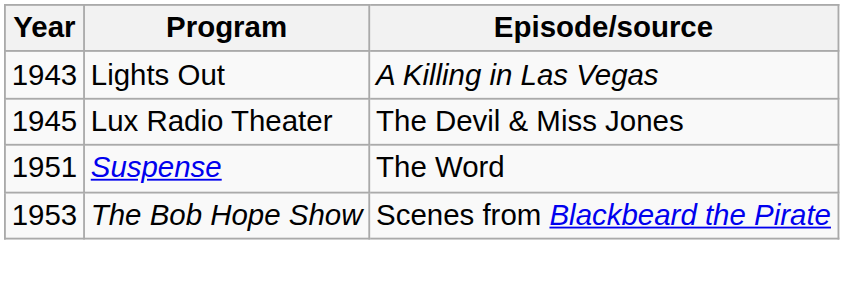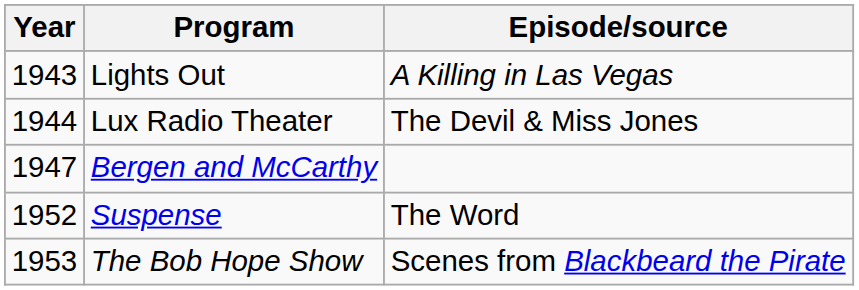(44, 121) 1945 -> (44, 121) 1944
+ row: (234, 167)
(44, 167) 1951 -> (44, 214) 1952
